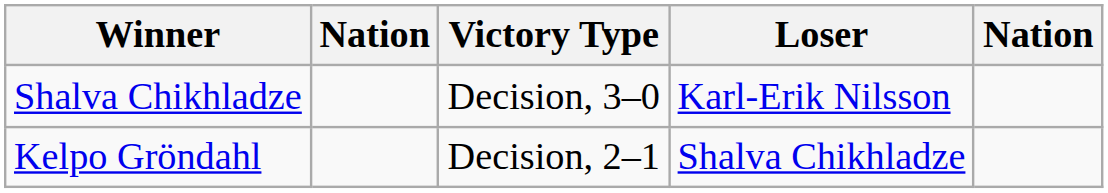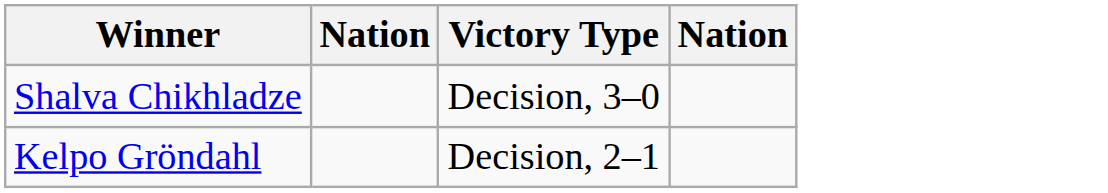- column: (822, 34)
